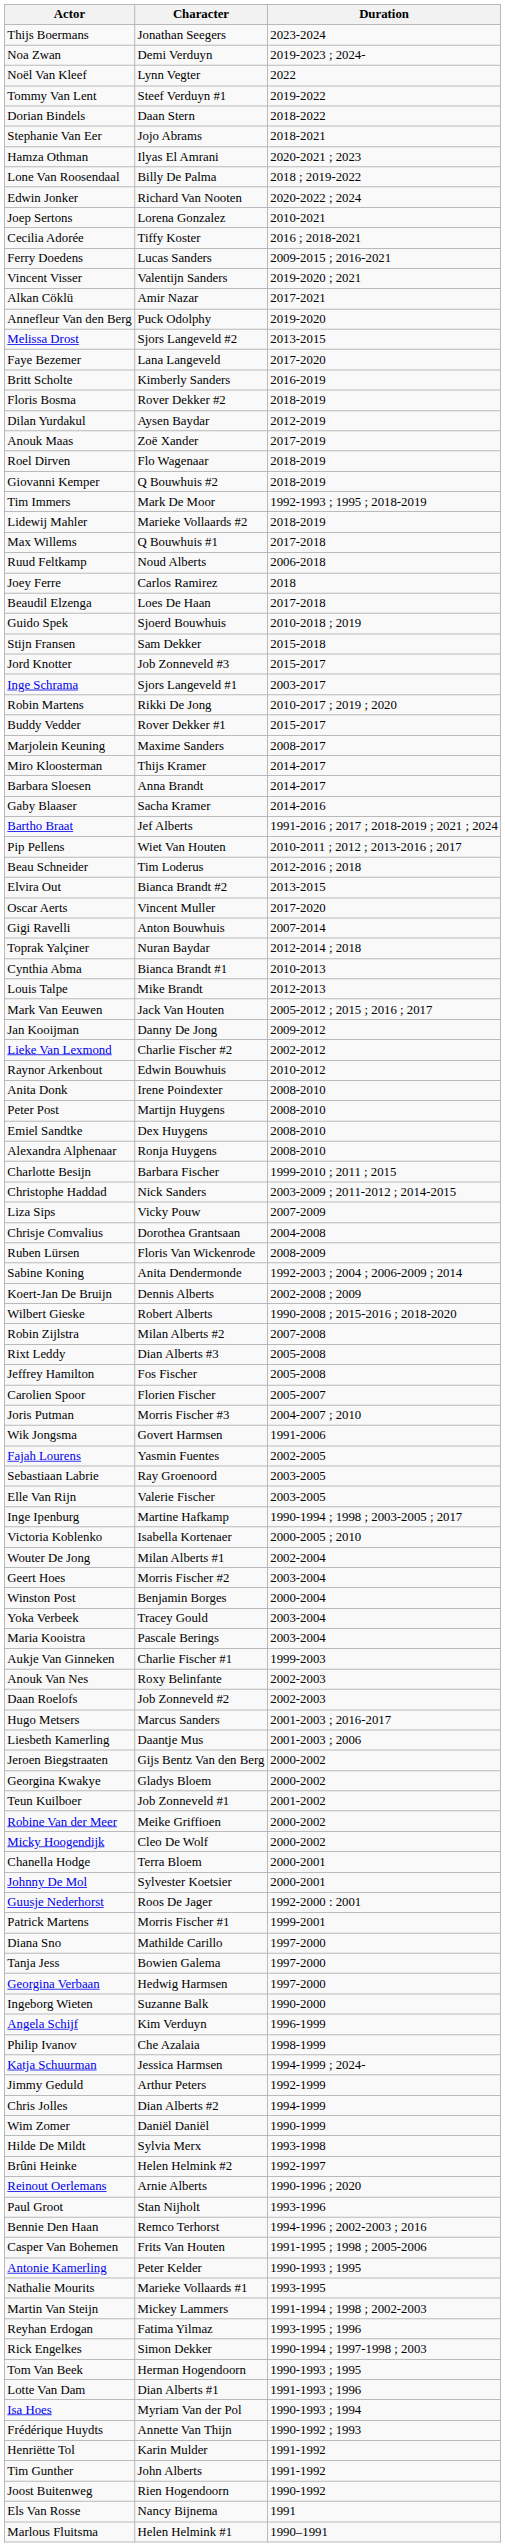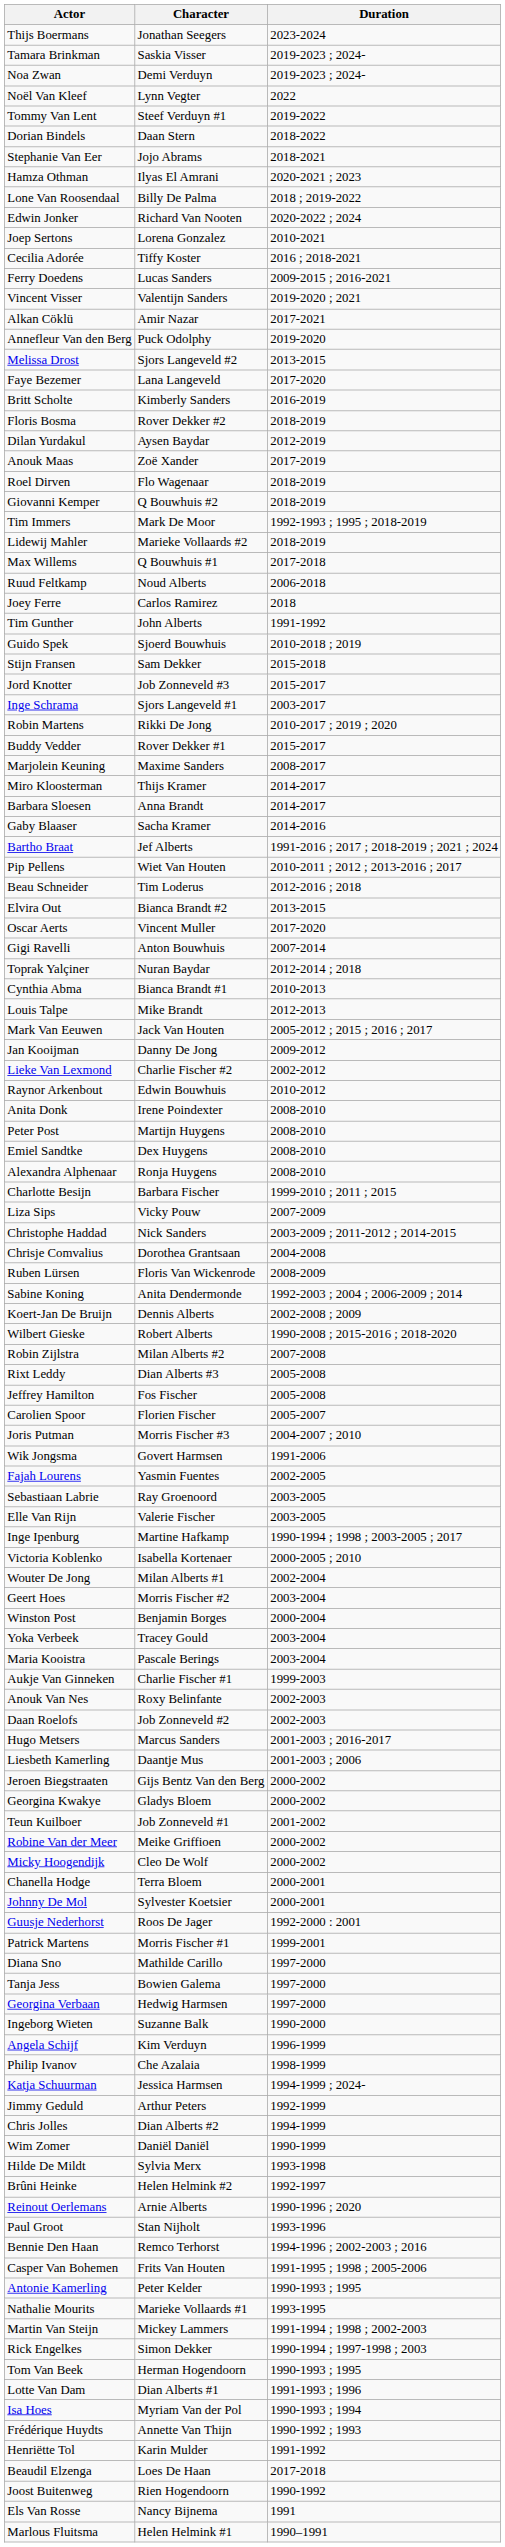+ row: (54, 55)
rows swapped: (49, 603) <-> (40, 2470)
rows swapped: (31, 1212) <-> (57, 1192)
- row: (50, 2328)
